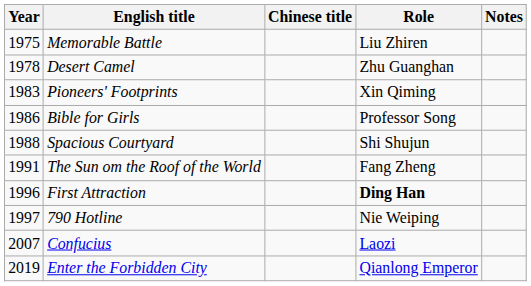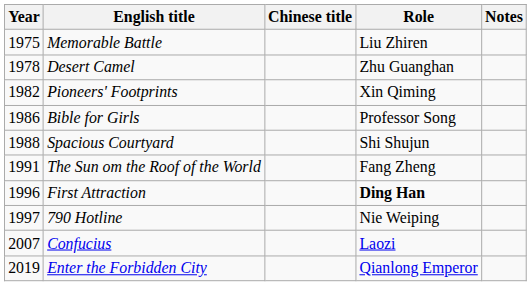(24, 92) 1983 -> (24, 92) 1982
